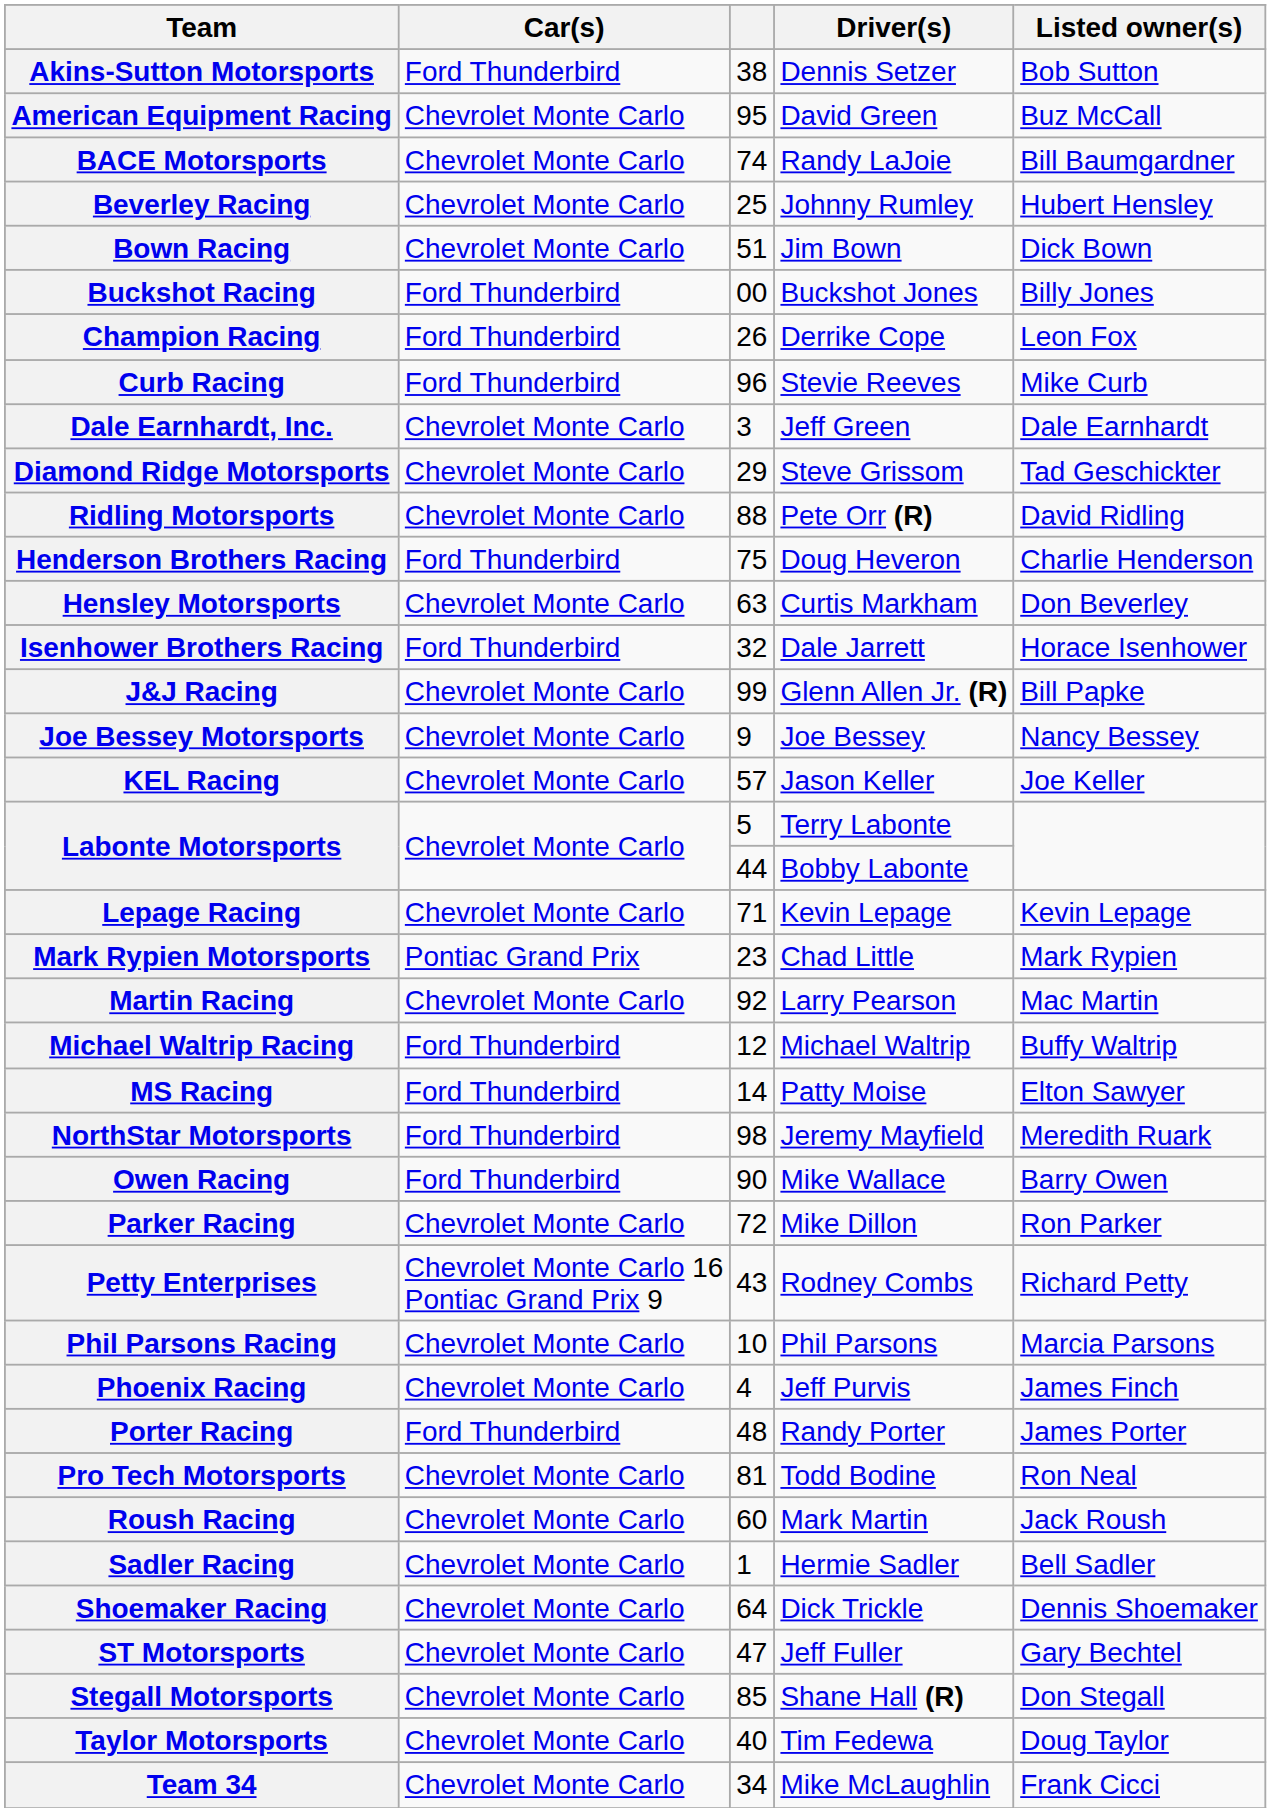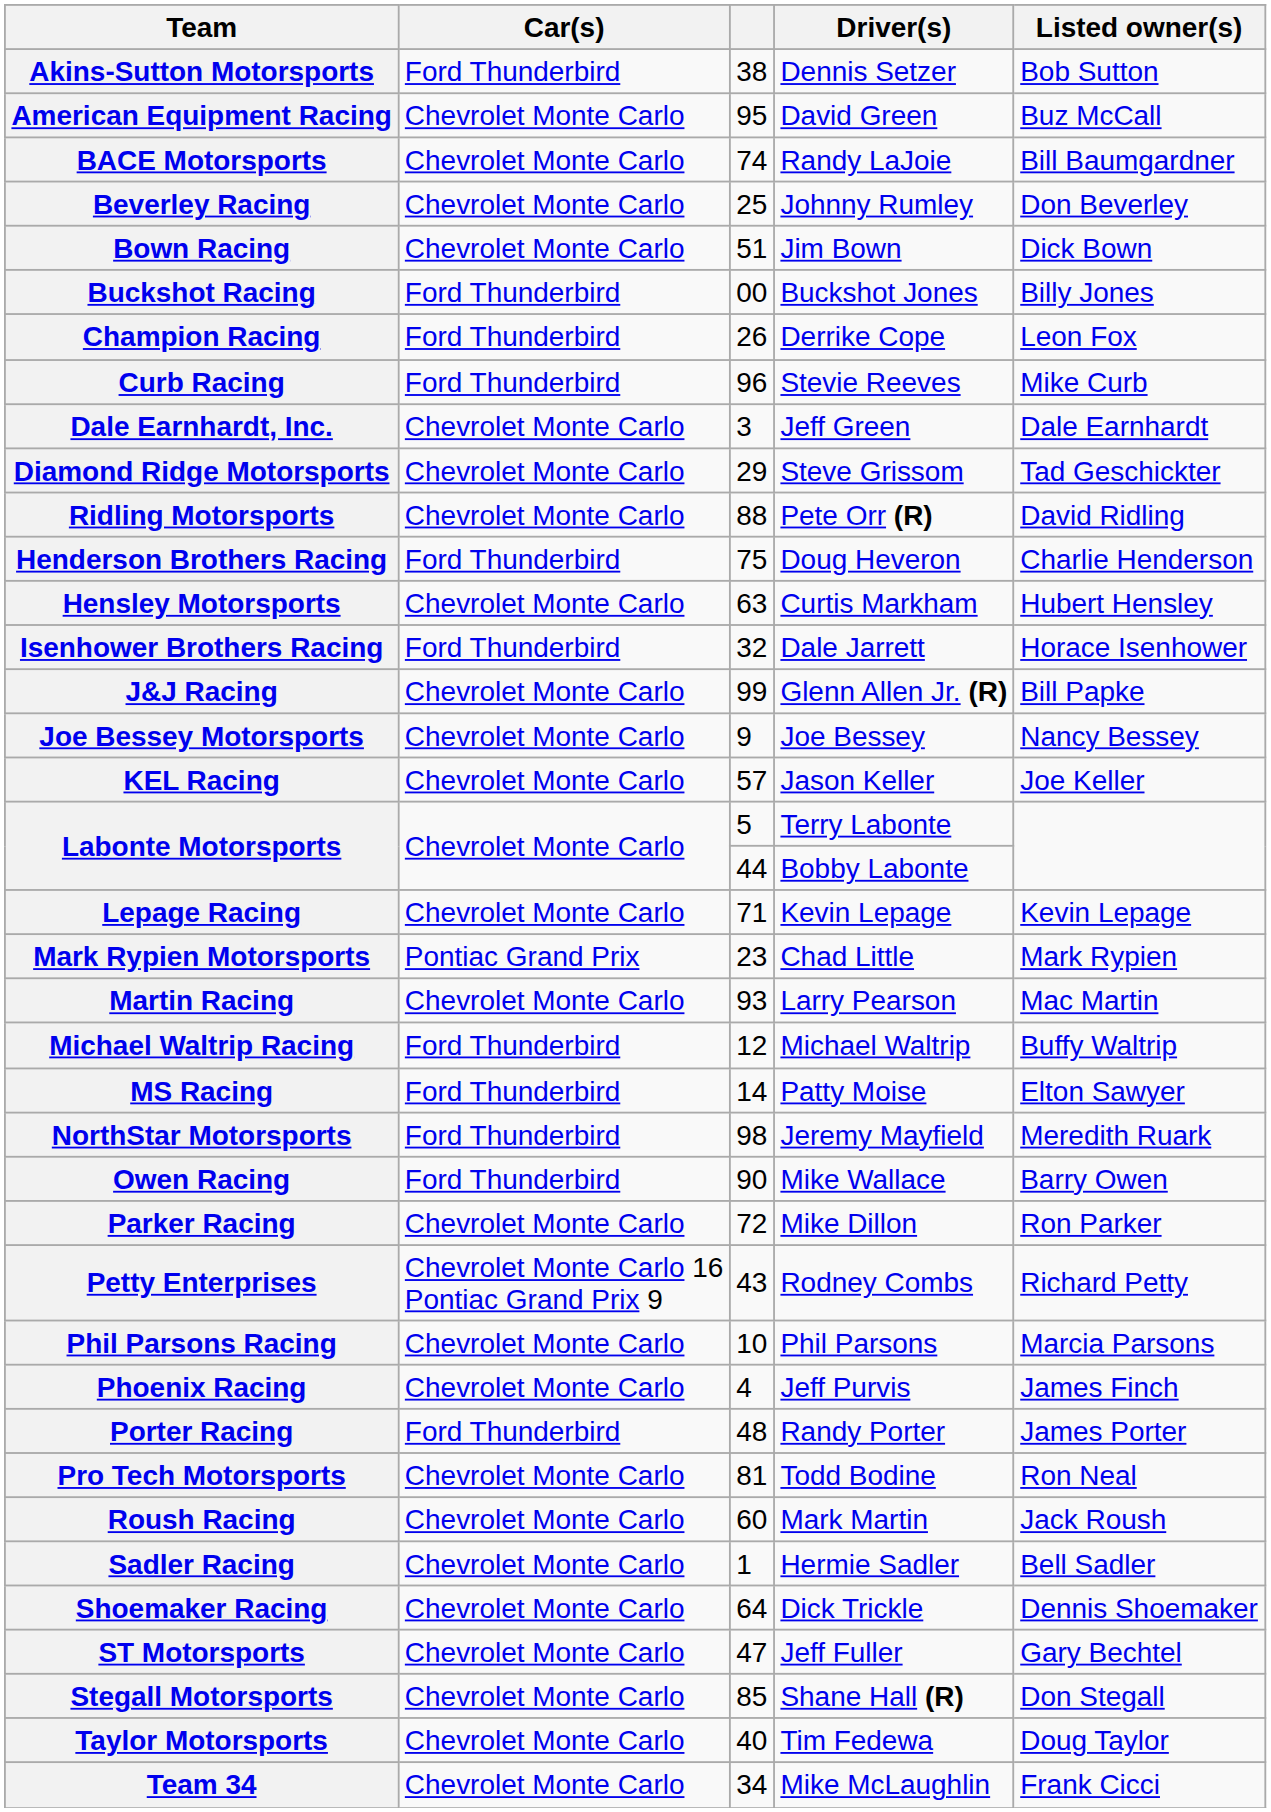(1117, 204) Hubert Hensley -> (1104, 204) Don Beverley
(1104, 603) Don Beverley -> (1117, 603) Hubert Hensley
(752, 1001) 92 -> (752, 1001) 93
